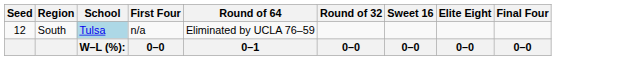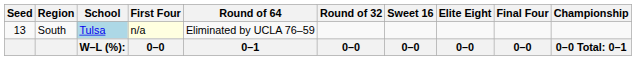+ column: (591, 13)
(20, 30) 12 -> (20, 30) 13
(138, 30) no background -> (138, 30) lightyellow background
